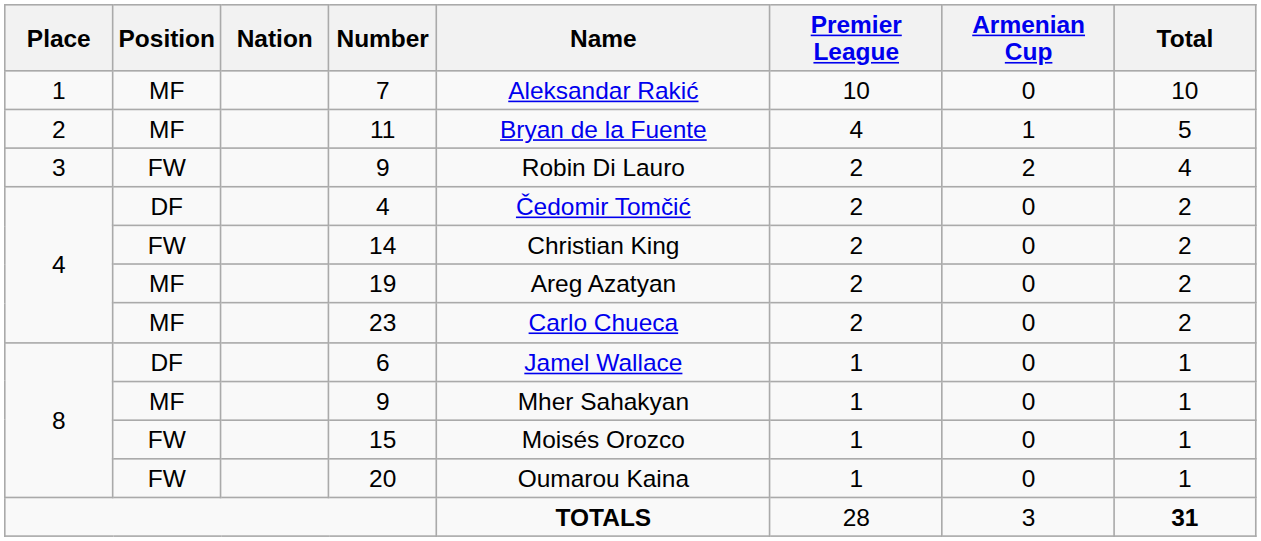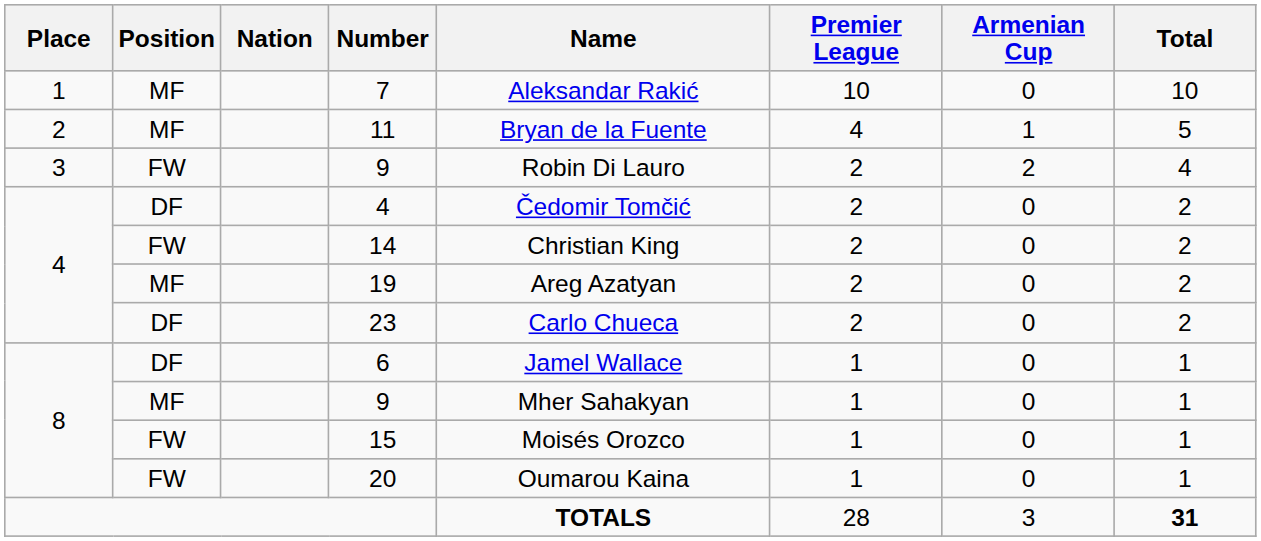(167, 323) MF -> (167, 323) DF
